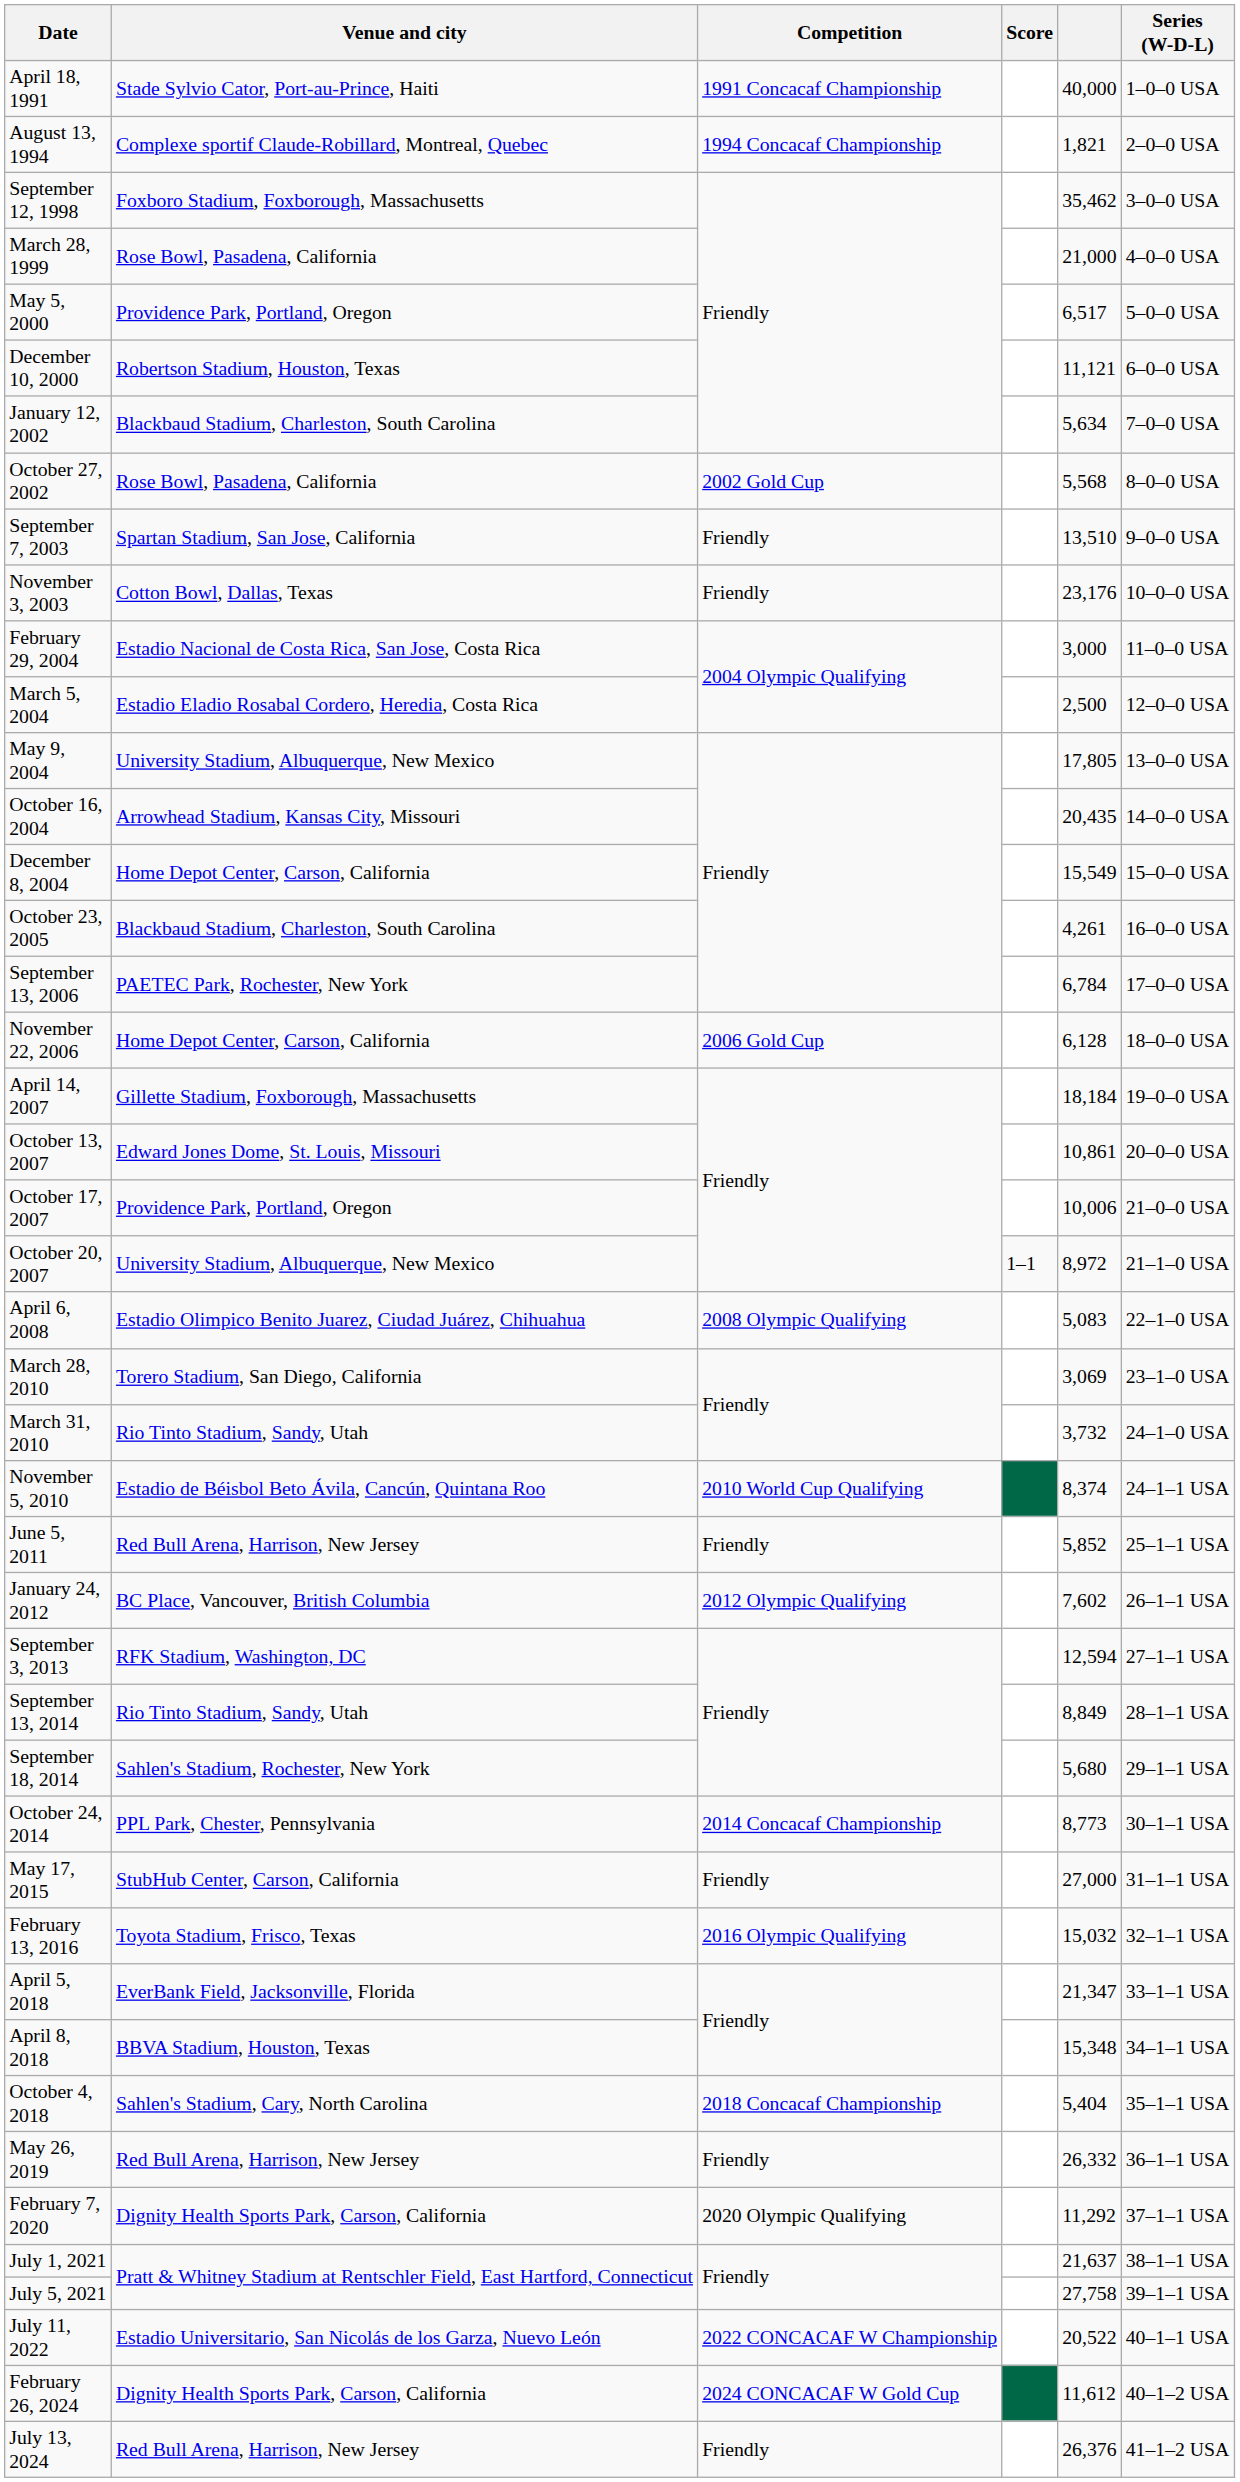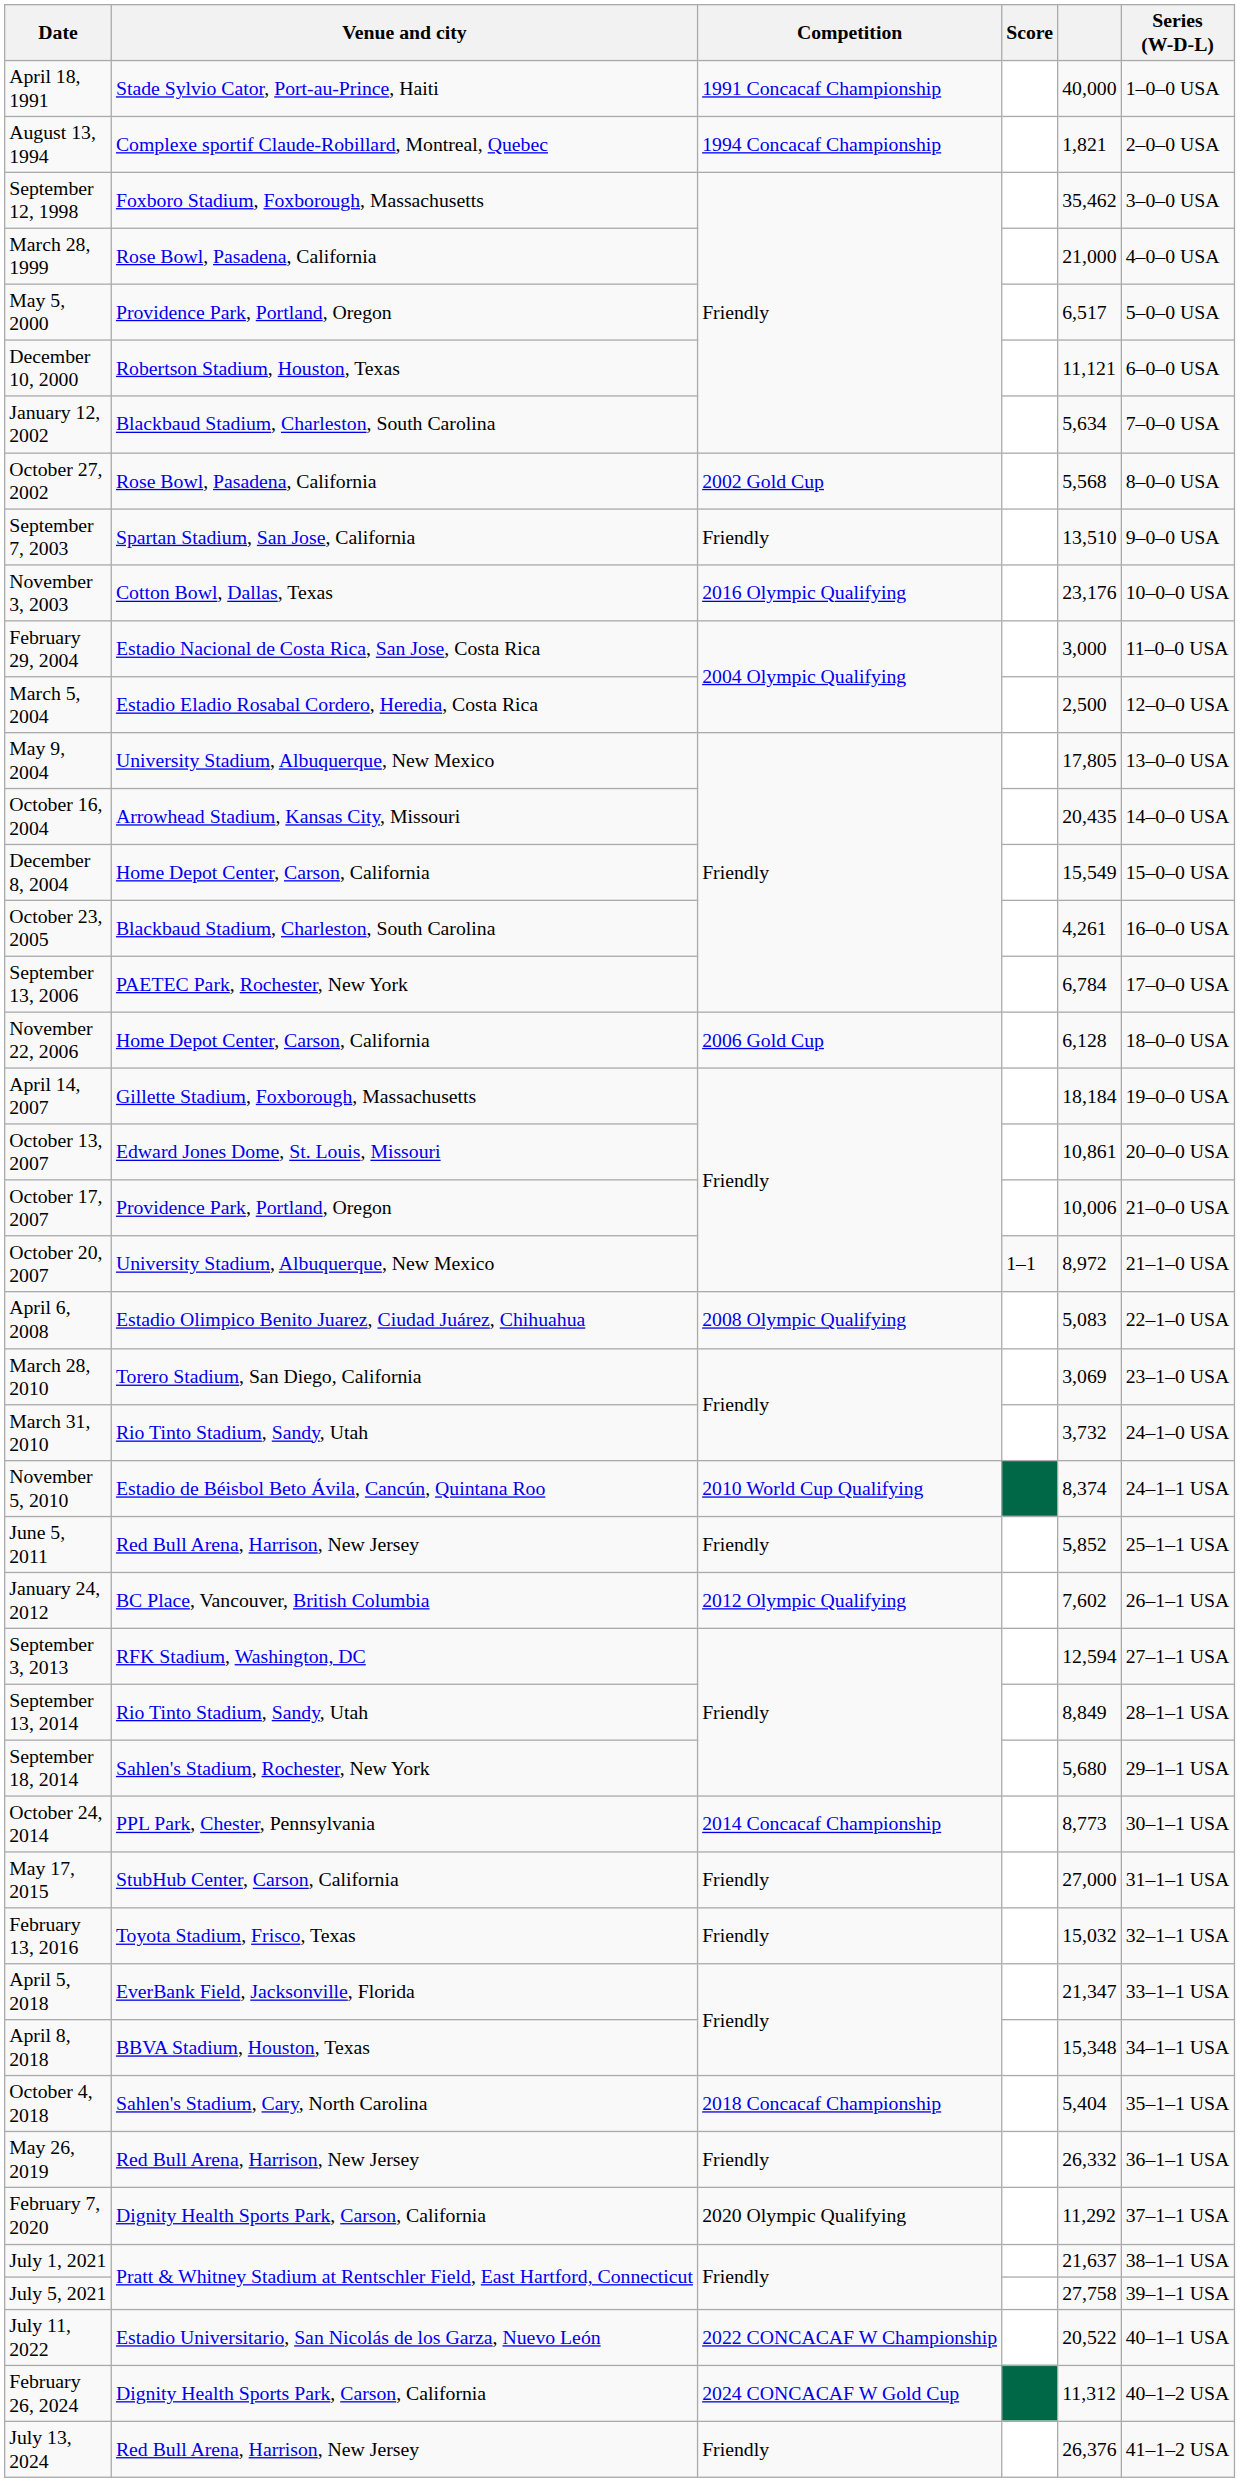(736, 592) Friendly -> (804, 592) 2016 Olympic Qualifying
(804, 1936) 2016 Olympic Qualifying -> (736, 1936) Friendly
(1089, 2393) 11,612 -> (1089, 2393) 11,312
